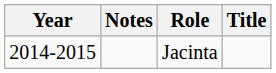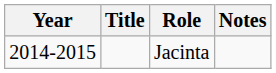columns swapped: (247, 20) <-> (129, 20)
